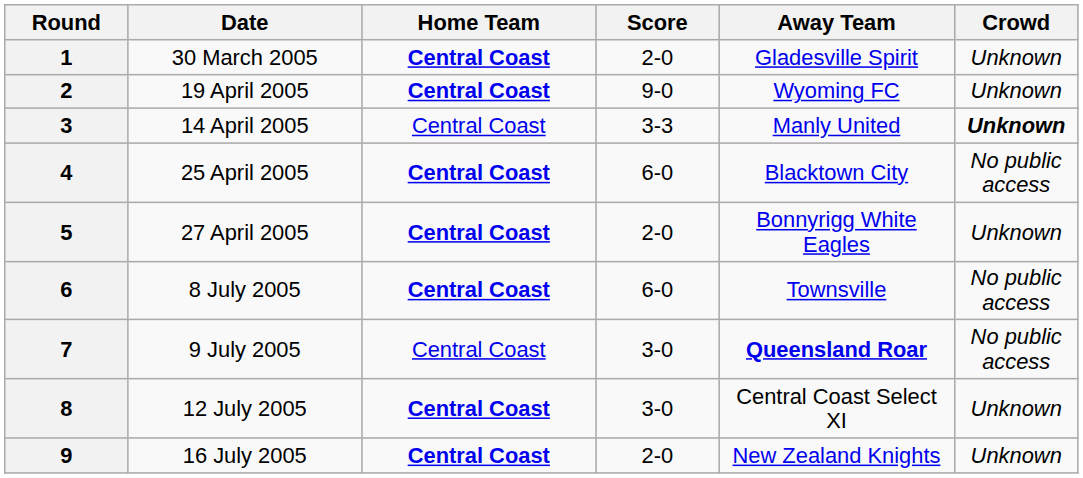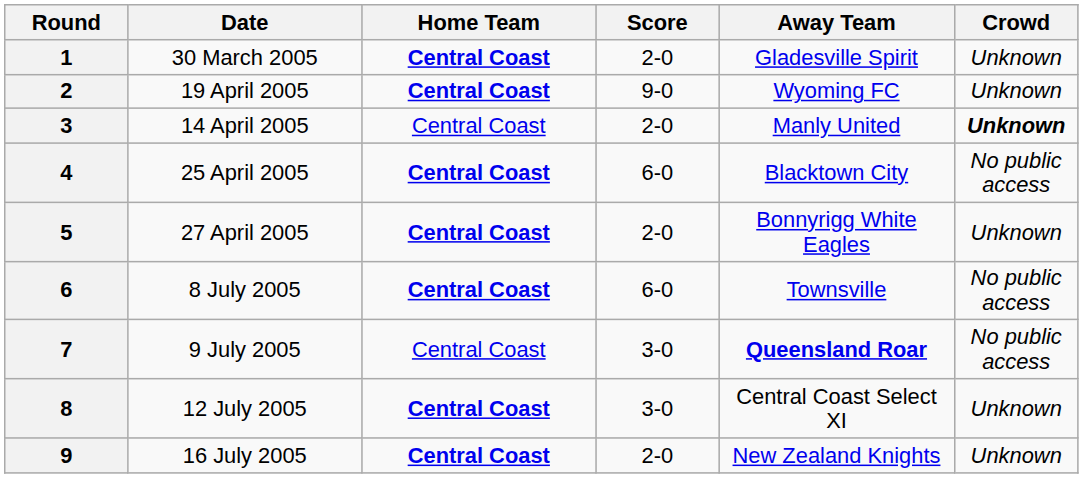(657, 126) 3-3 -> (657, 126) 2-0
